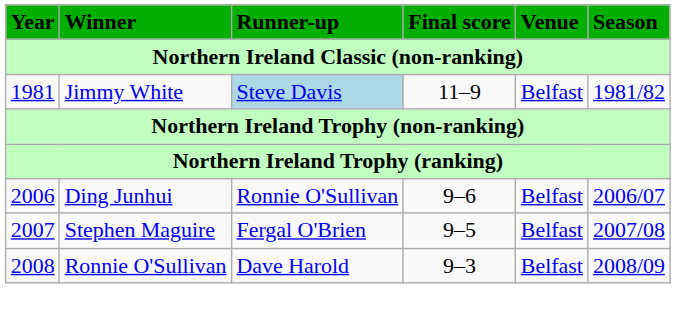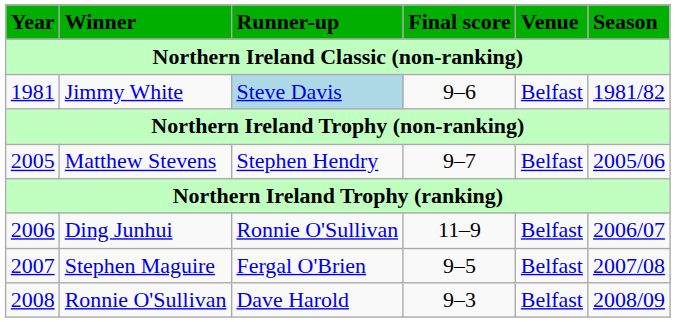(459, 91) 11–9 -> (459, 91) 9–6
+ row: (141, 160)
(459, 195) 9–6 -> (459, 230) 11–9
